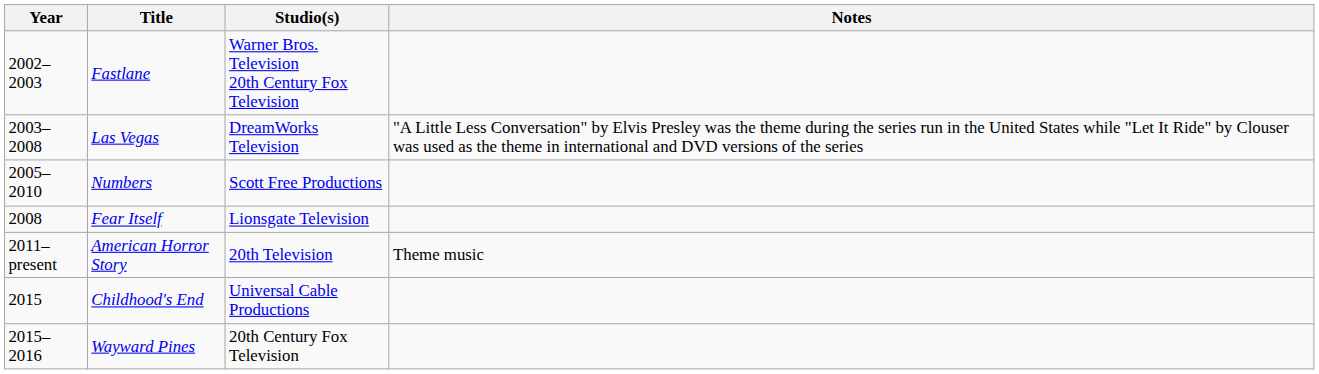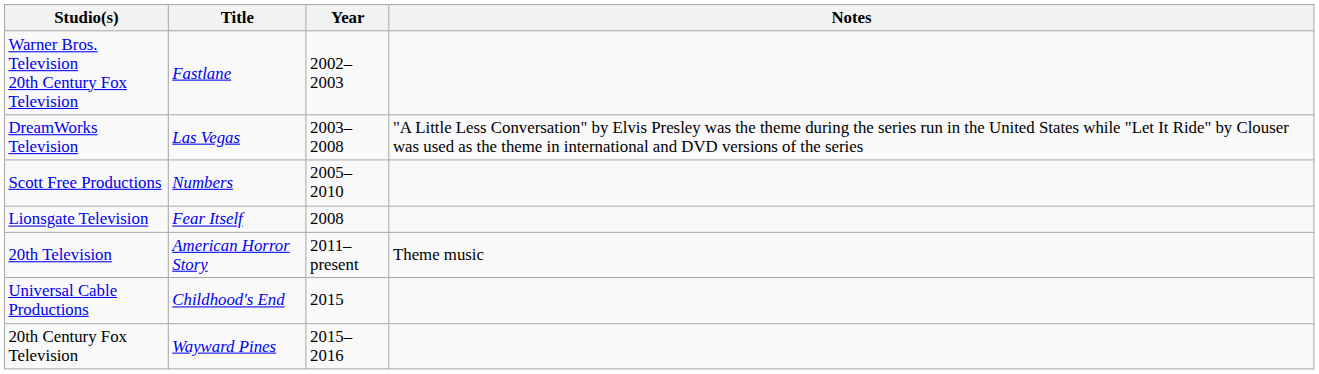columns swapped: (46, 17) <-> (307, 17)
